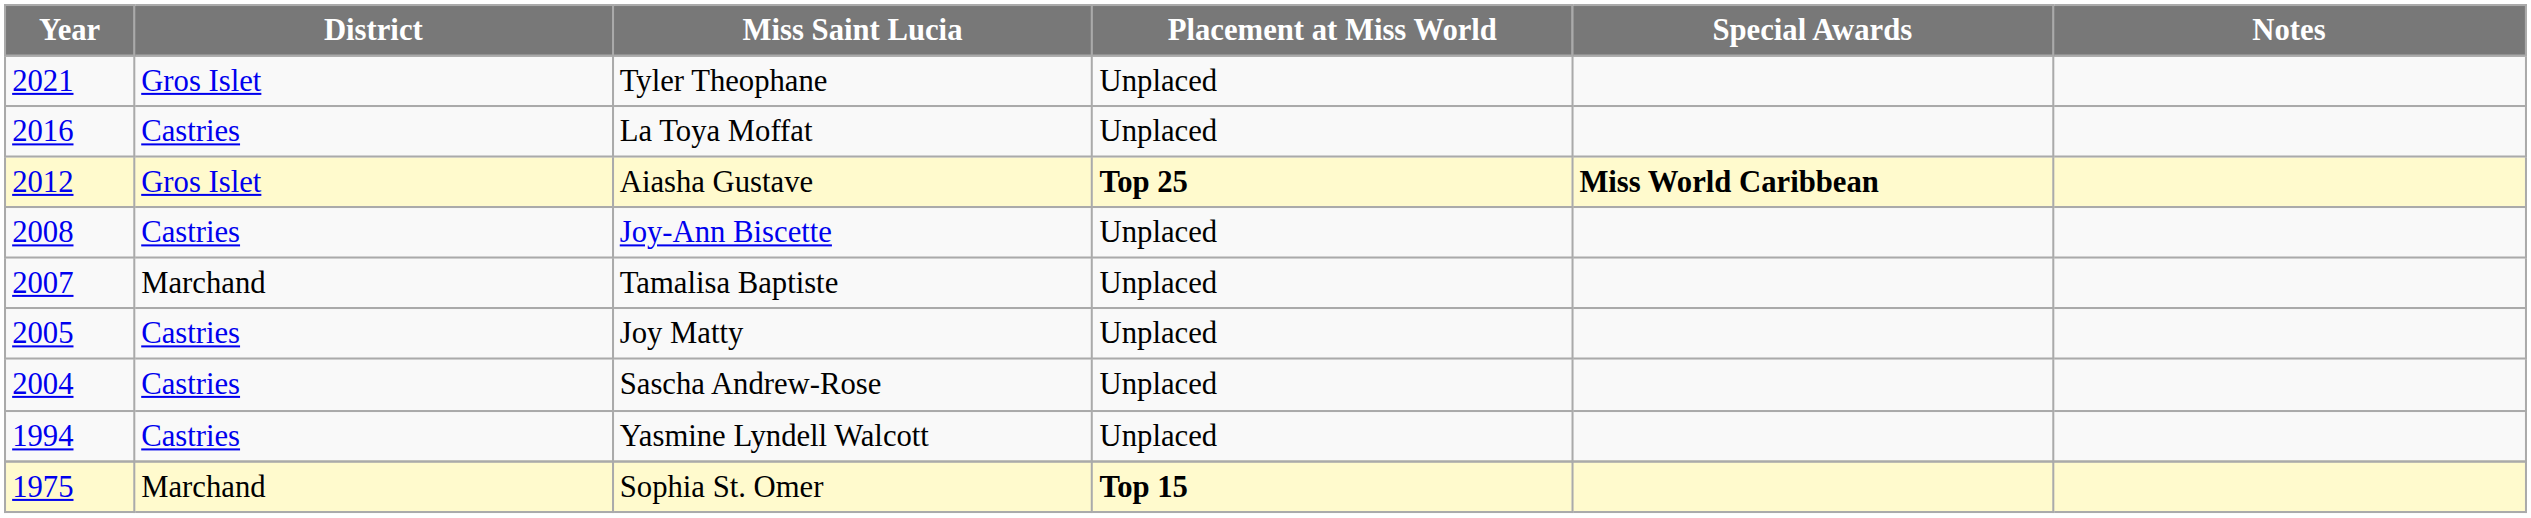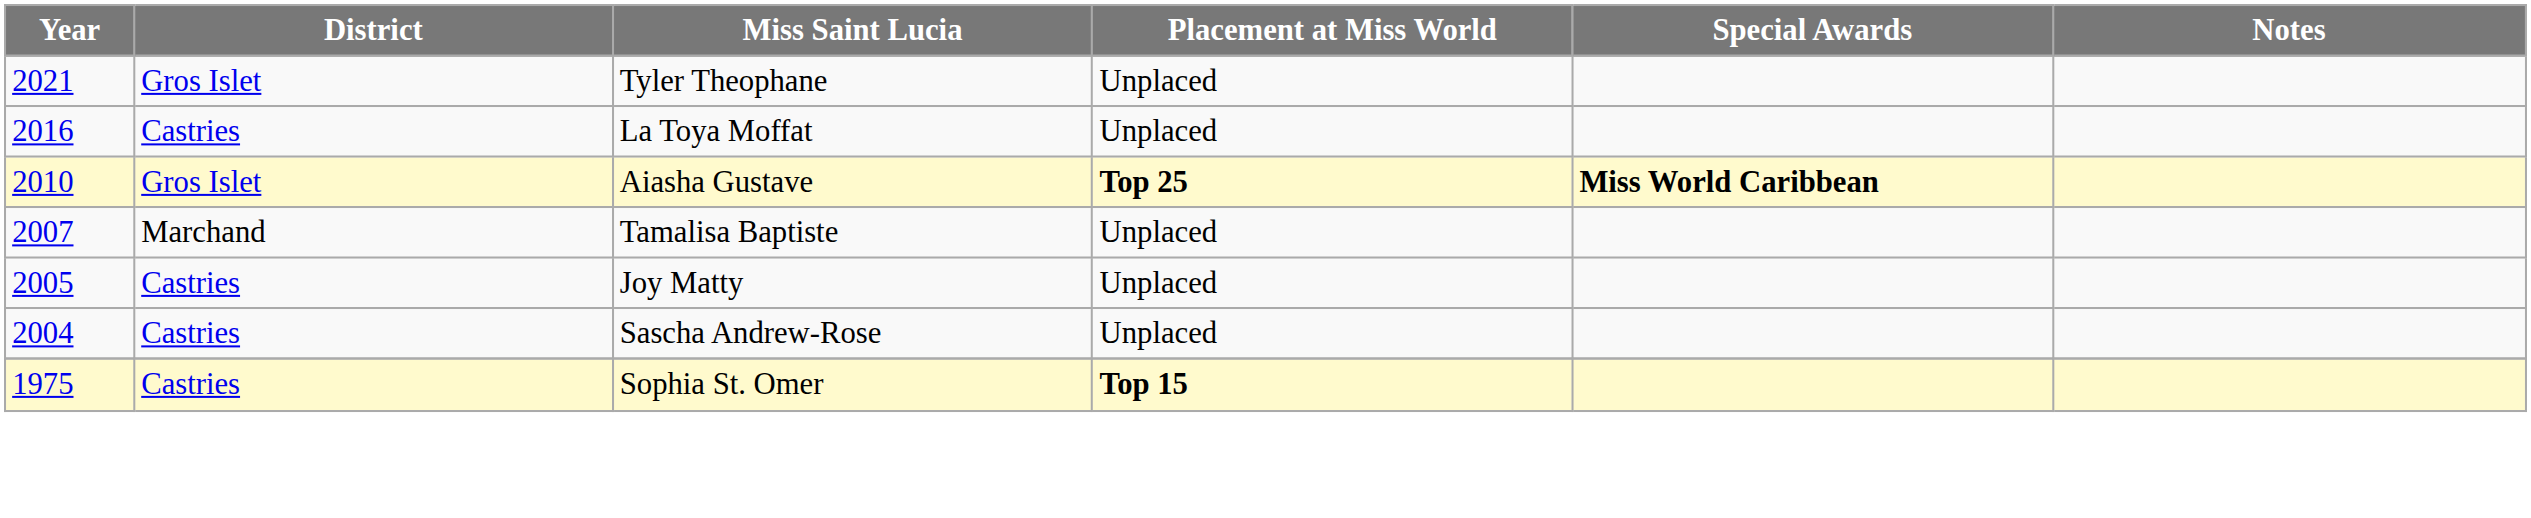(43, 181) 2012 -> (43, 181) 2010
- row: (726, 232)
- row: (774, 435)
(203, 485) Marchand -> (191, 384) Castries
